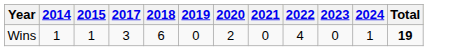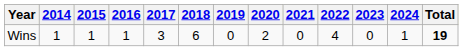+ column: (126, 14)
